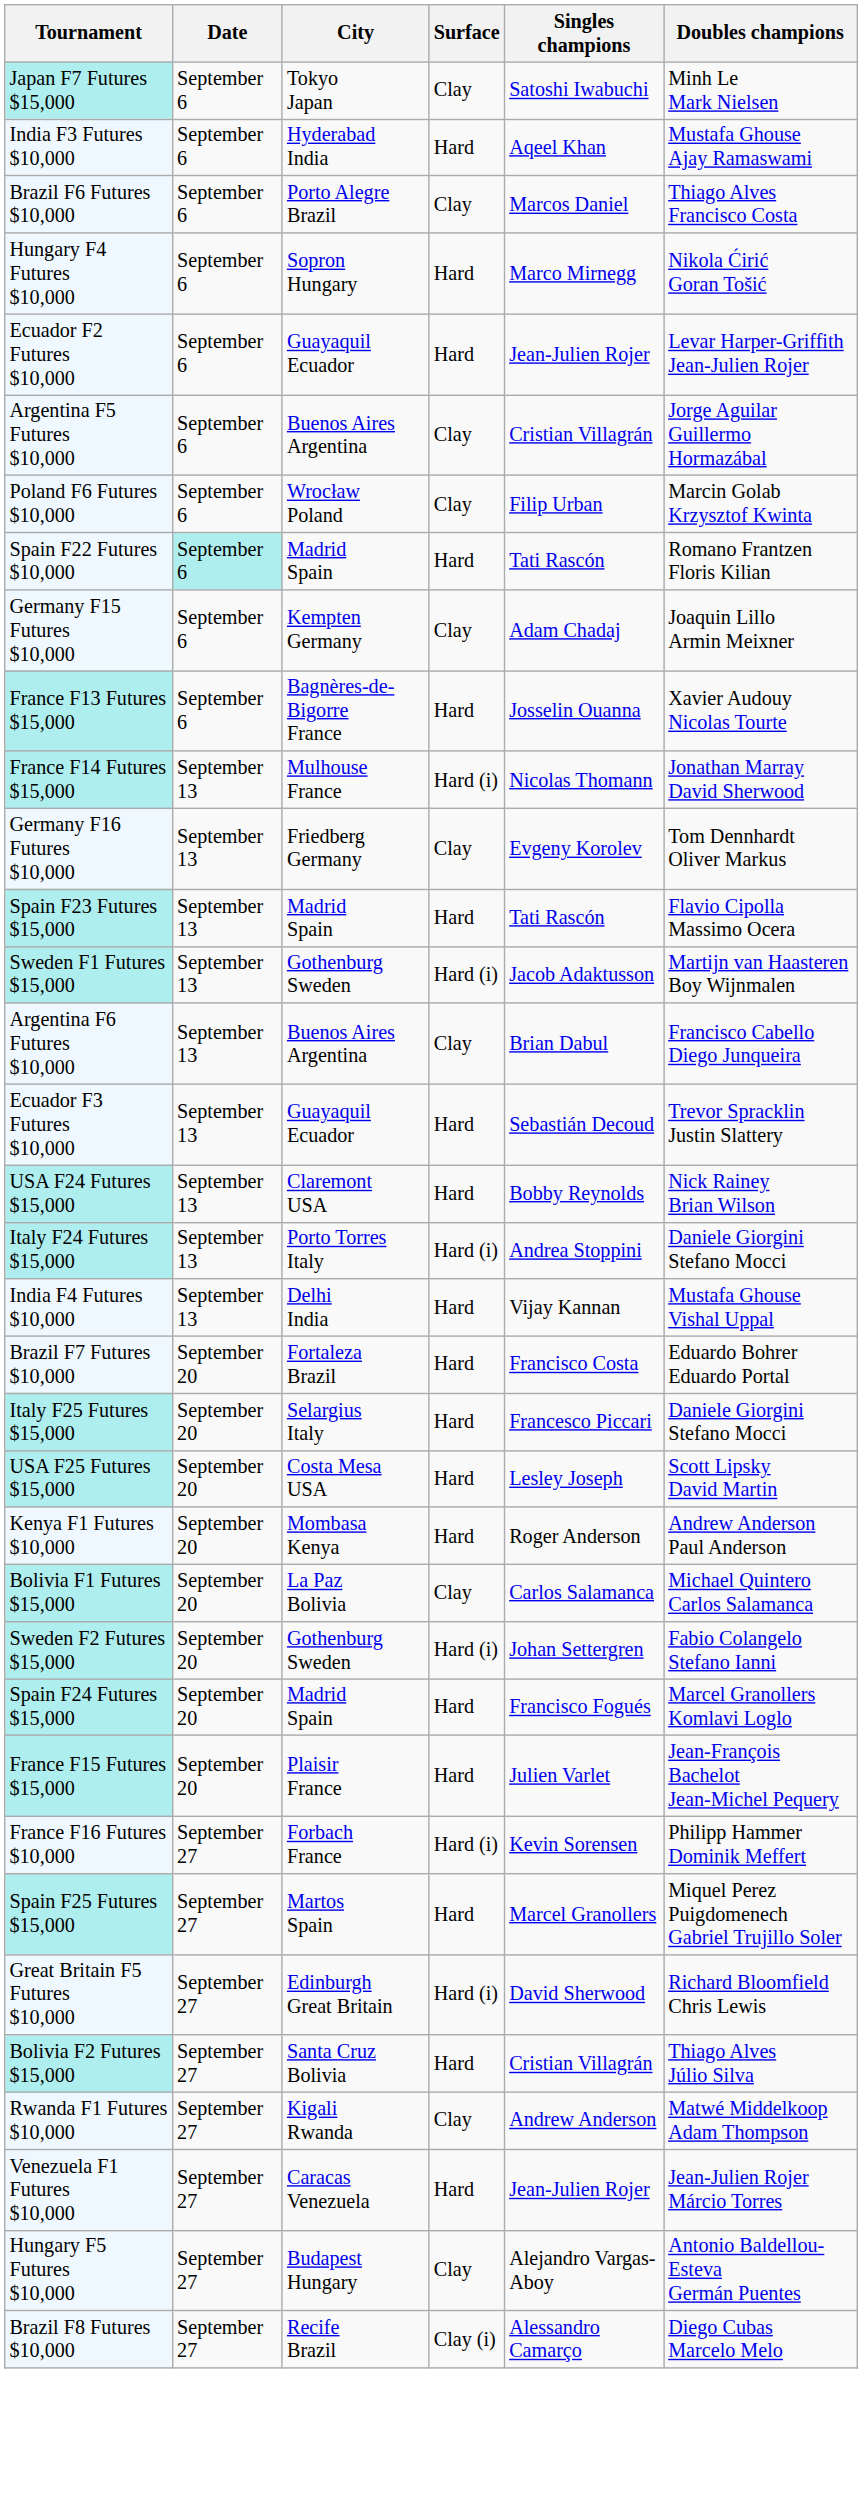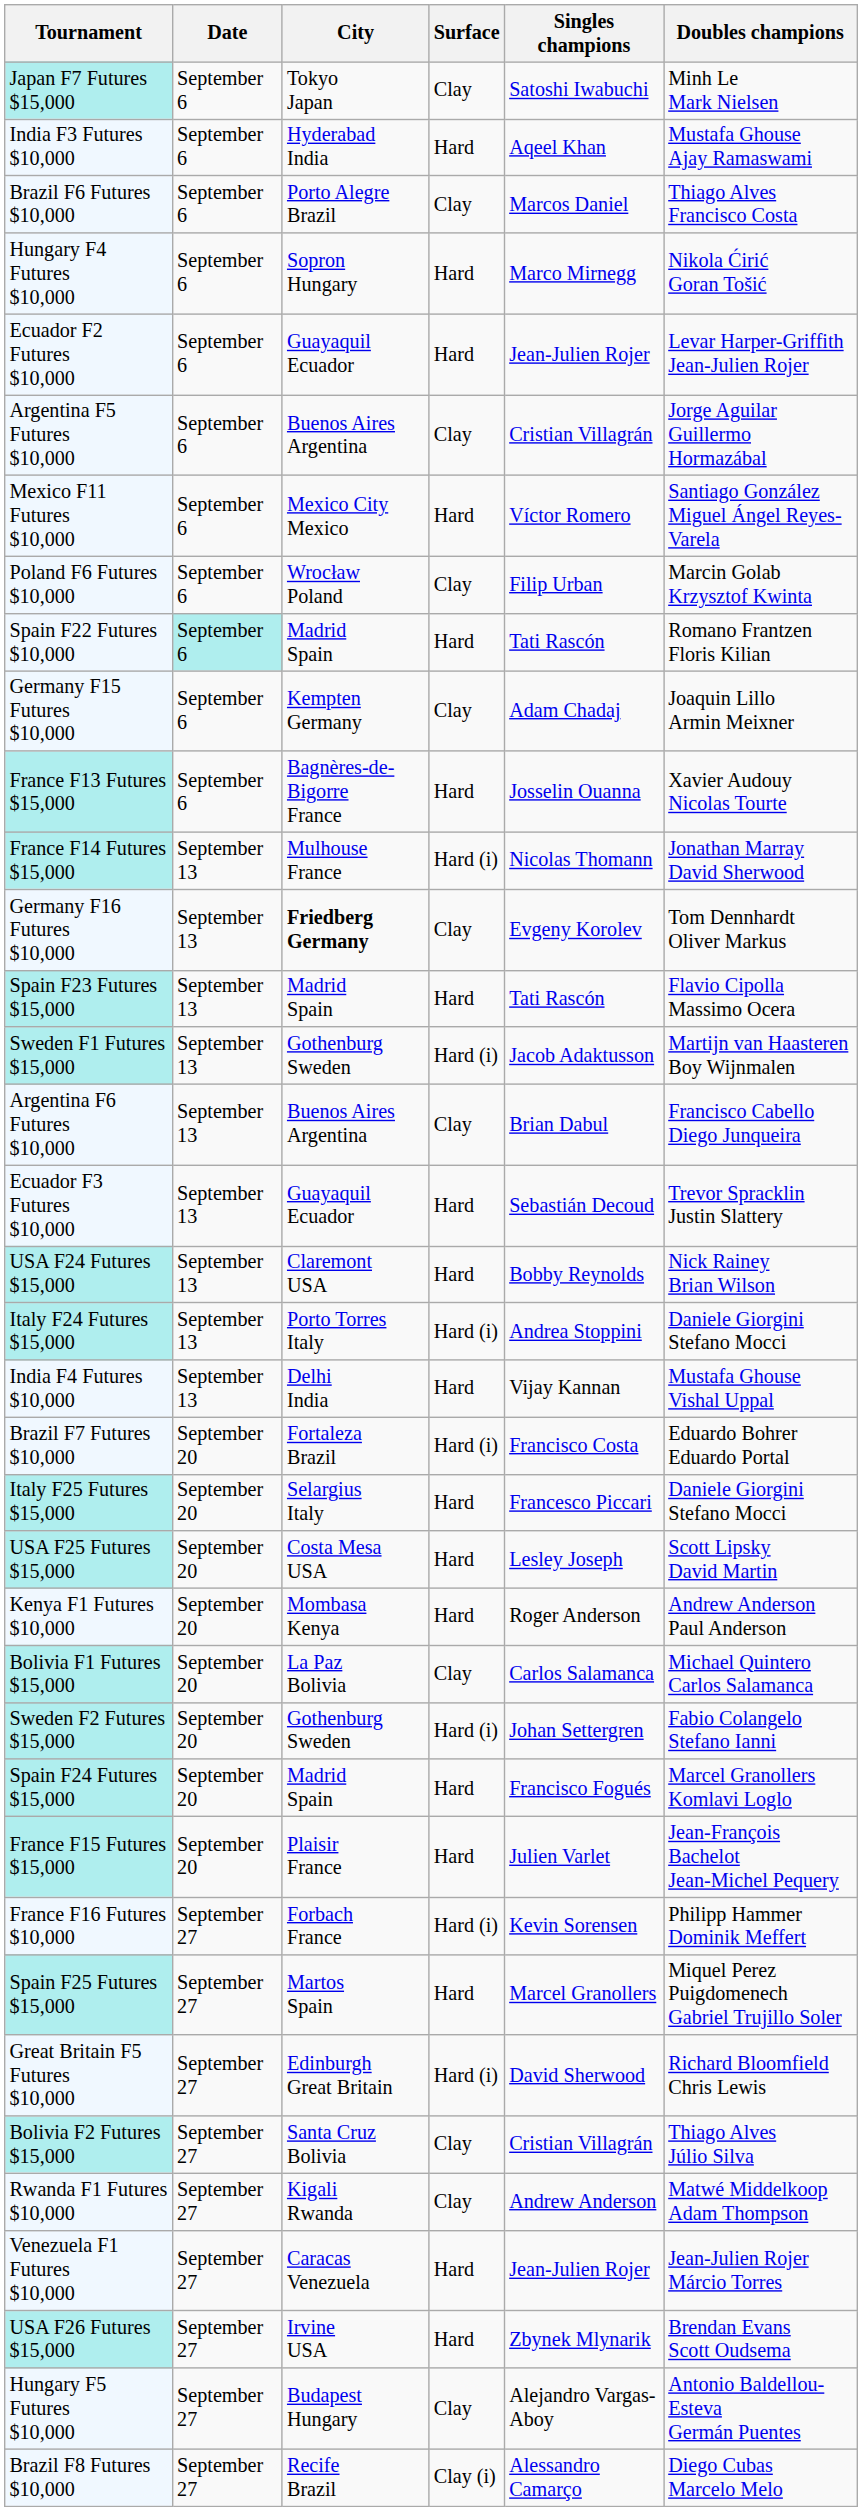+ row: (58, 516)
(326, 848) normal -> (330, 929) bold
(454, 1364) Hard -> (466, 1445) Hard (i)
(454, 2063) Hard -> (453, 2144) Clay
+ row: (80, 2339)
